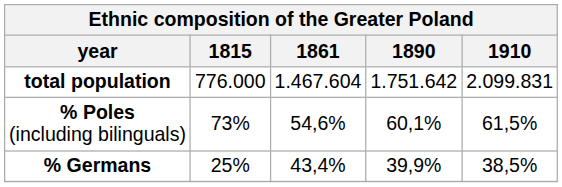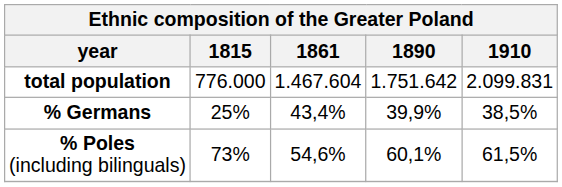rows swapped: (98, 123) <-> (98, 165)
